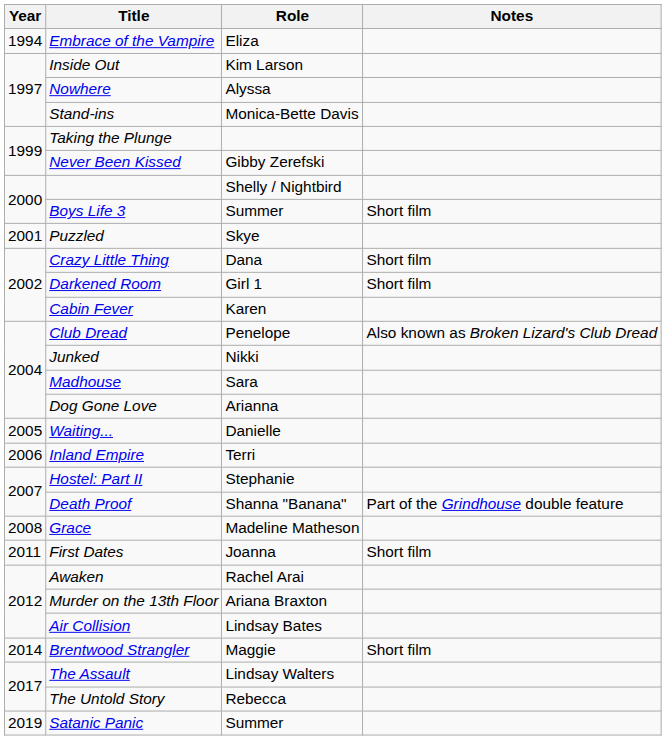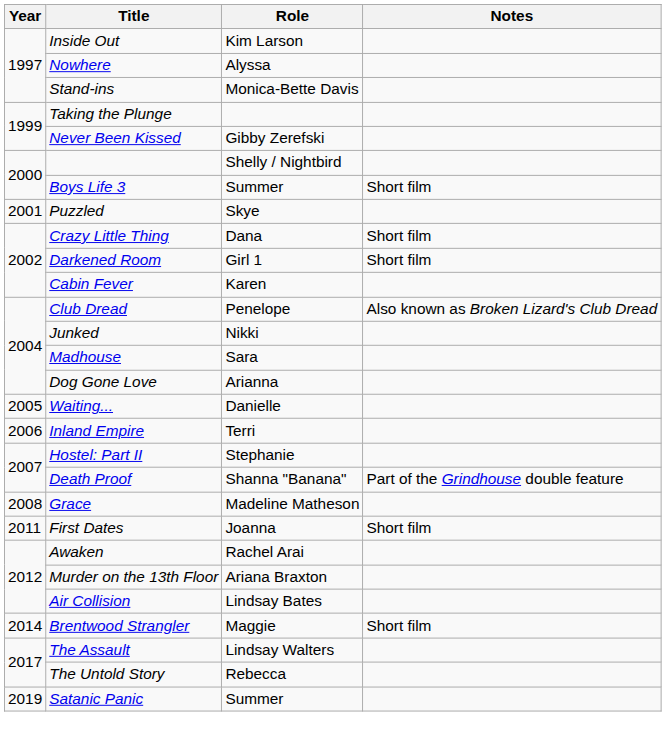- row: (132, 41)
